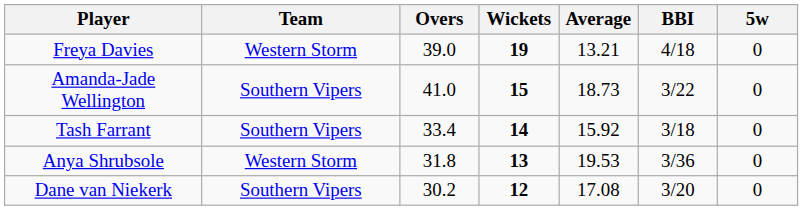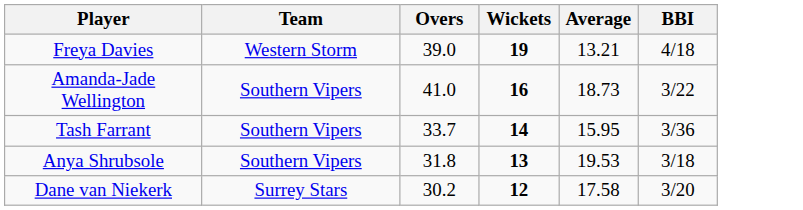- column: (757, 19)
(519, 89) 15 -> (519, 89) 16
(439, 130) 33.4 -> (439, 130) 33.7
(598, 130) 15.92 -> (598, 130) 15.95
(678, 130) 3/18 -> (678, 130) 3/36
(301, 160) Western Storm -> (301, 160) Southern Vipers
(678, 160) 3/36 -> (678, 160) 3/18
(301, 190) Southern Vipers -> (301, 190) Surrey Stars
(598, 190) 17.08 -> (598, 190) 17.58
